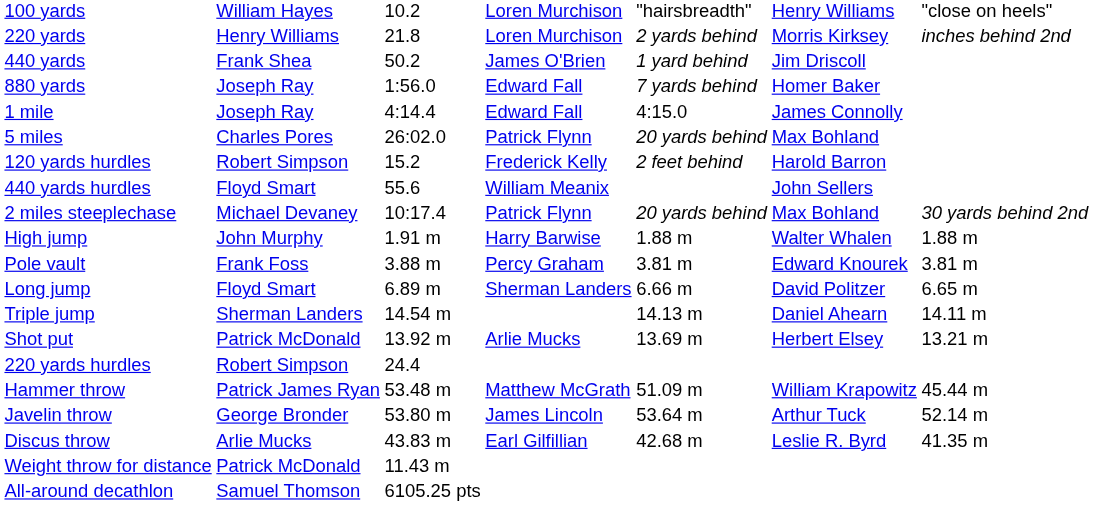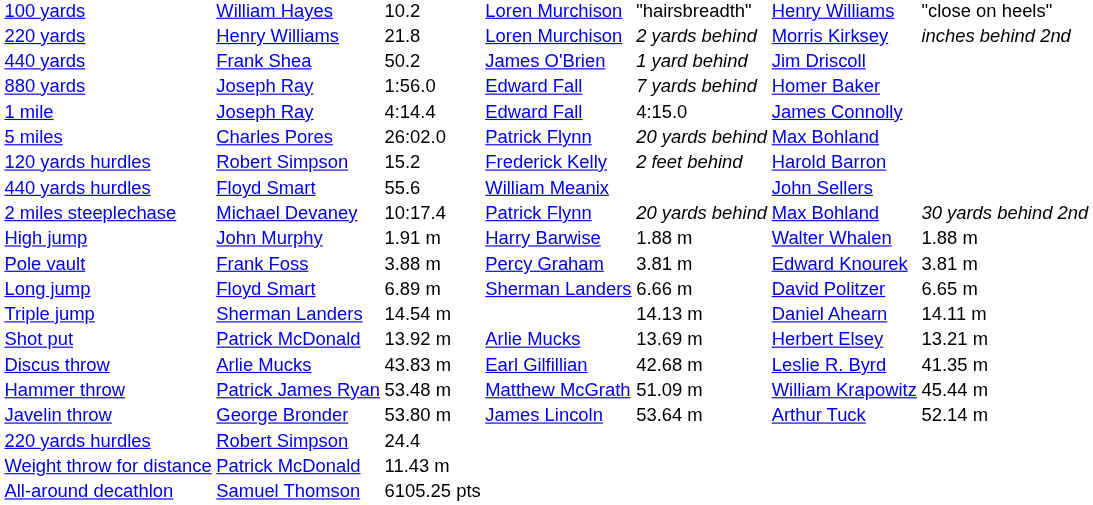rows swapped: (57, 440) <-> (78, 364)
